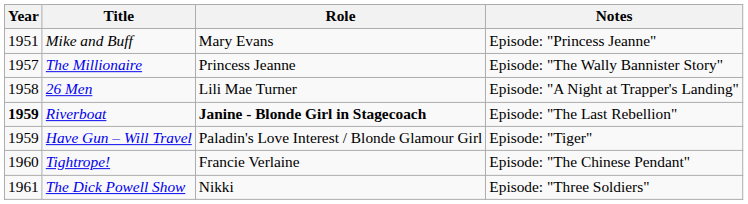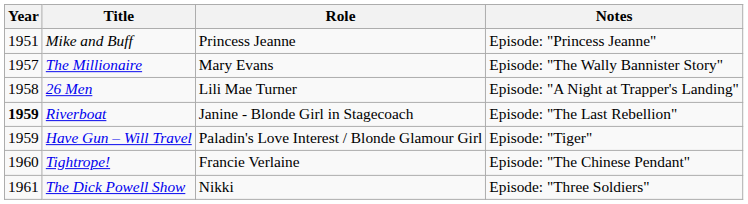(236, 41) Mary Evans -> (247, 41) Princess Jeanne
(247, 65) Princess Jeanne -> (236, 65) Mary Evans
(313, 114) bold -> (306, 114) normal
